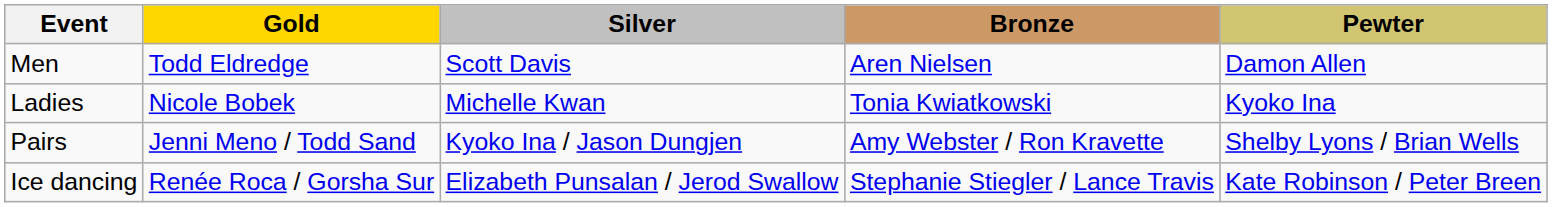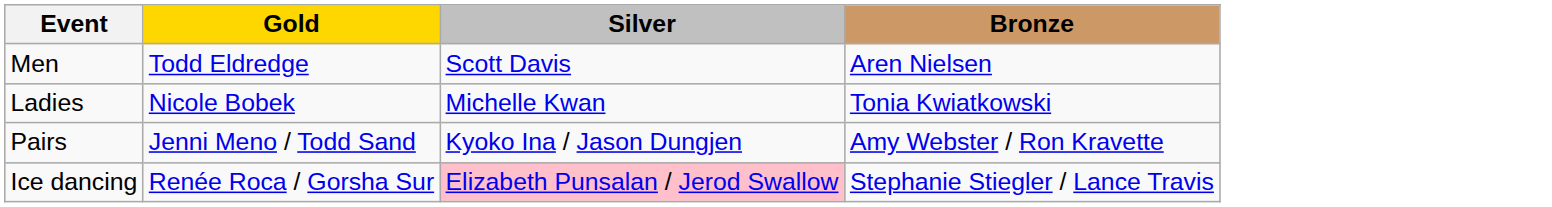- column: (1383, 24)
(642, 181) no background -> (642, 181) pink background
